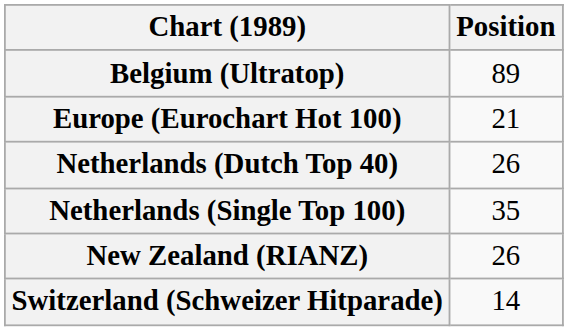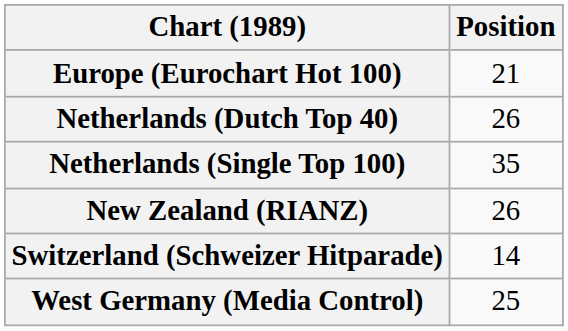- row: (227, 73)
+ row: (227, 301)
